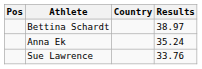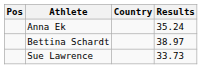rows swapped: (68, 27) <-> (46, 41)
(170, 56) 33.76 -> (170, 56) 33.73
